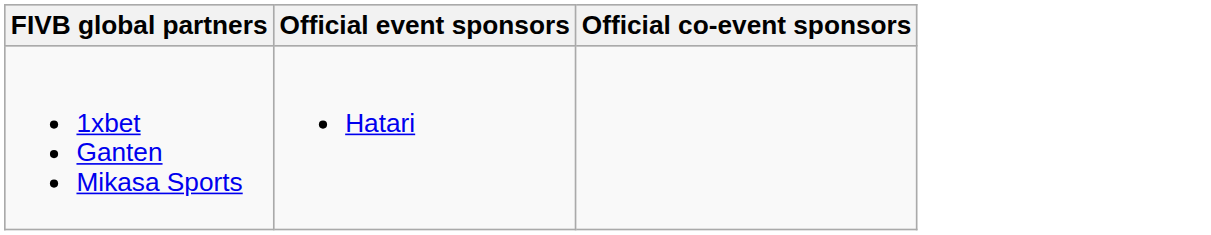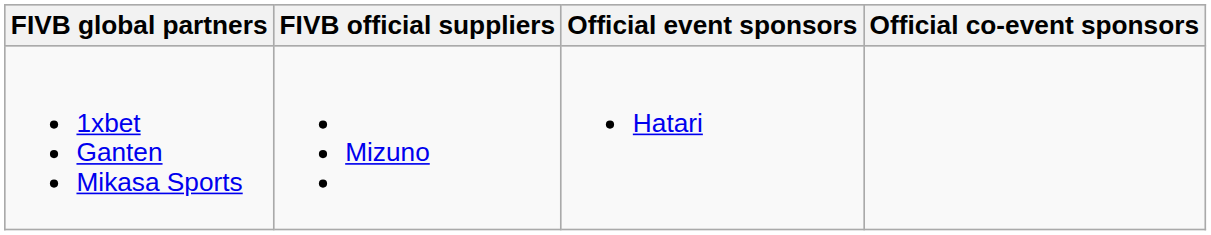+ column: (417, 25)
